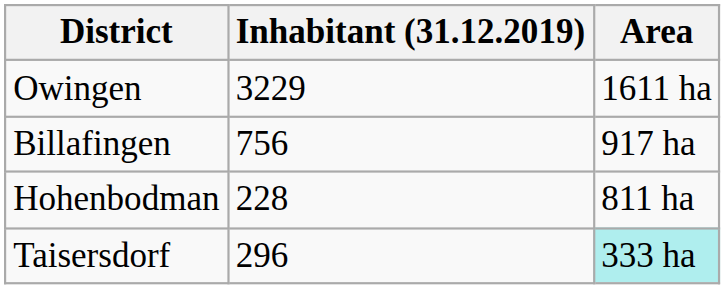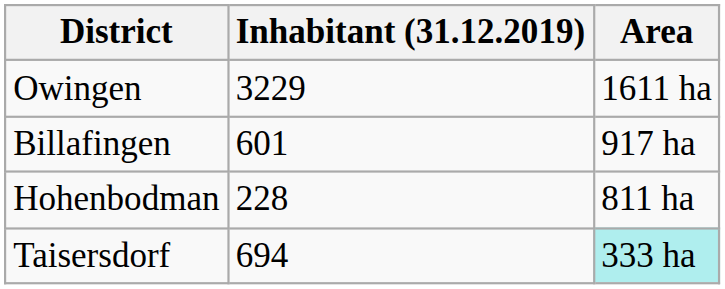(262, 143) 756 -> (262, 143) 601
(262, 254) 296 -> (262, 254) 694
